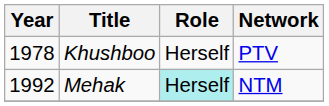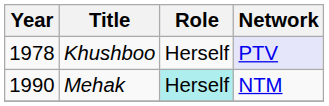(258, 52) no background -> (258, 52) lavender background
(32, 85) 1992 -> (32, 85) 1990
